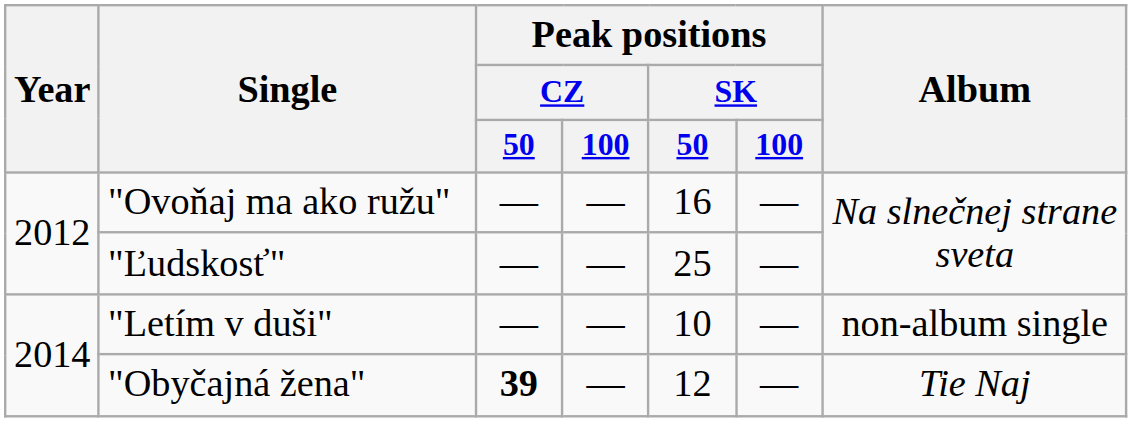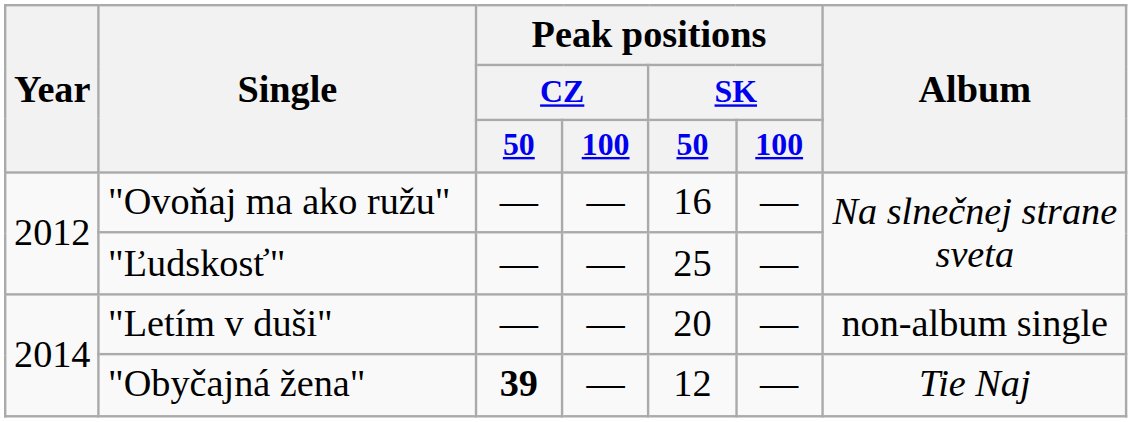(692, 323) 10 -> (692, 323) 20
